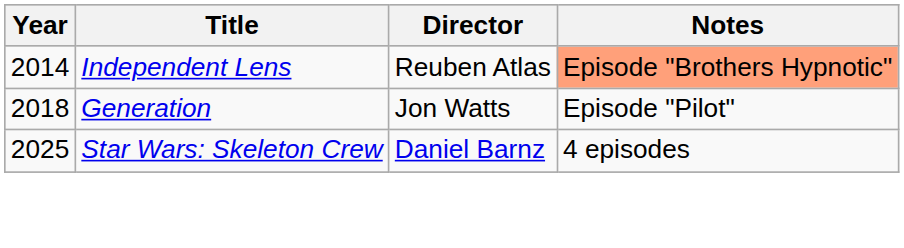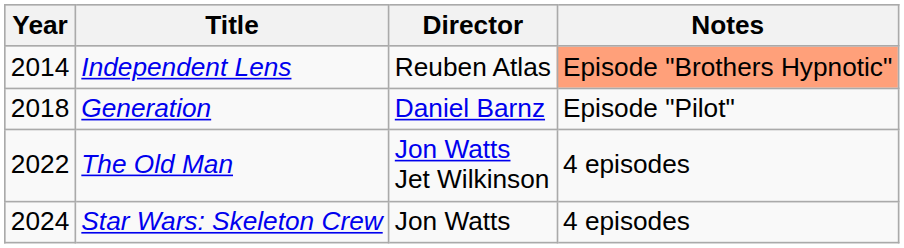(453, 108) Jon Watts -> (470, 108) Daniel Barnz
+ row: (157, 164)
(40, 150) 2025 -> (40, 221) 2024
(470, 150) Daniel Barnz -> (453, 221) Jon Watts
